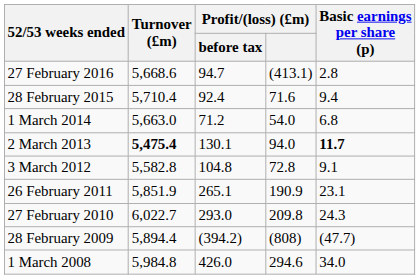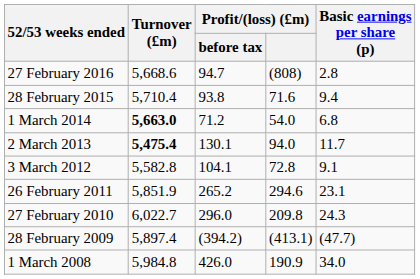(291, 73) (413.1) -> (285, 73) (808)
(212, 96) 92.4 -> (212, 96) 93.8
(154, 120) normal -> (154, 120) bold
(332, 144) bold -> (332, 144) normal
(215, 167) 104.8 -> (215, 167) 104.1
(215, 191) 265.1 -> (215, 191) 265.2
(286, 191) 190.9 -> (286, 191) 294.6
(215, 214) 293.0 -> (215, 214) 296.0
(154, 238) 5,894.4 -> (154, 238) 5,897.4
(285, 238) (808) -> (291, 238) (413.1)
(286, 262) 294.6 -> (286, 262) 190.9
